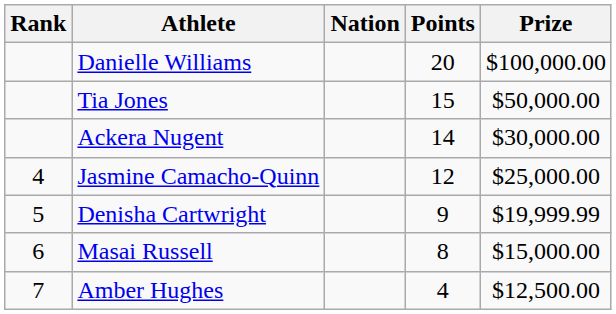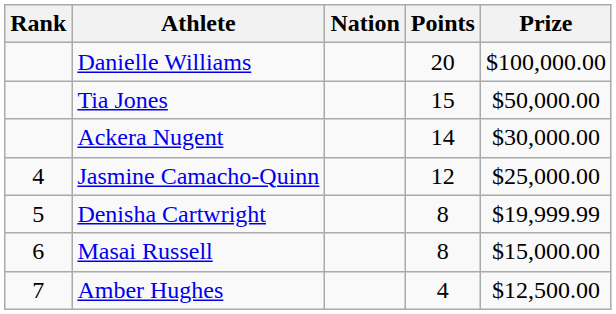(443, 213) 9 -> (443, 213) 8
